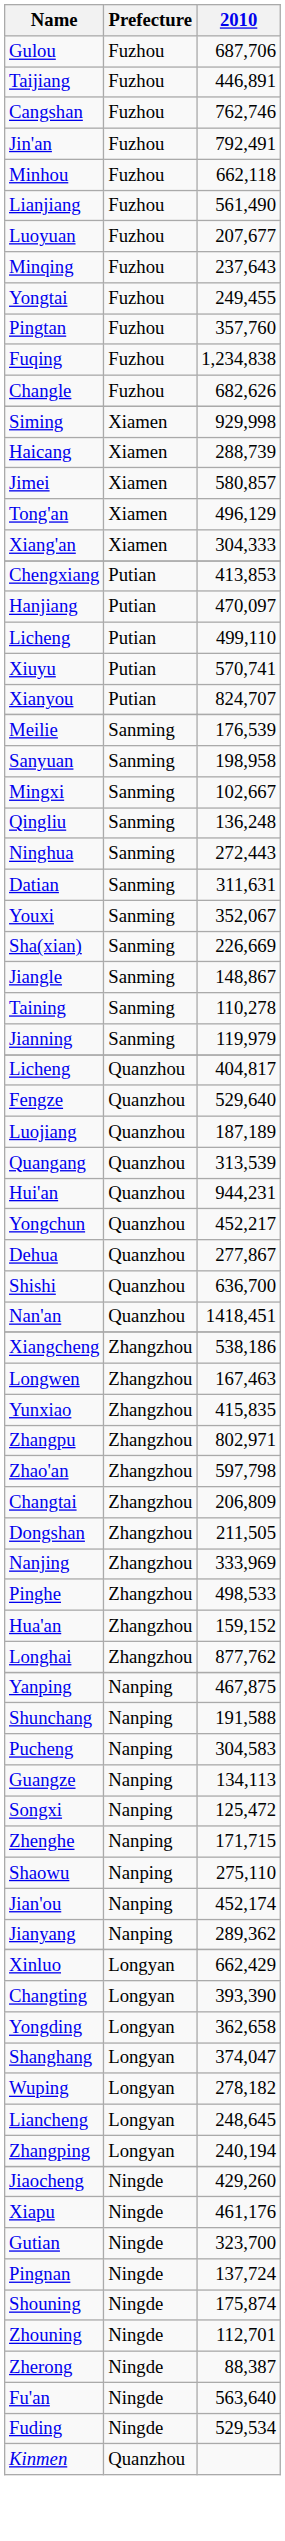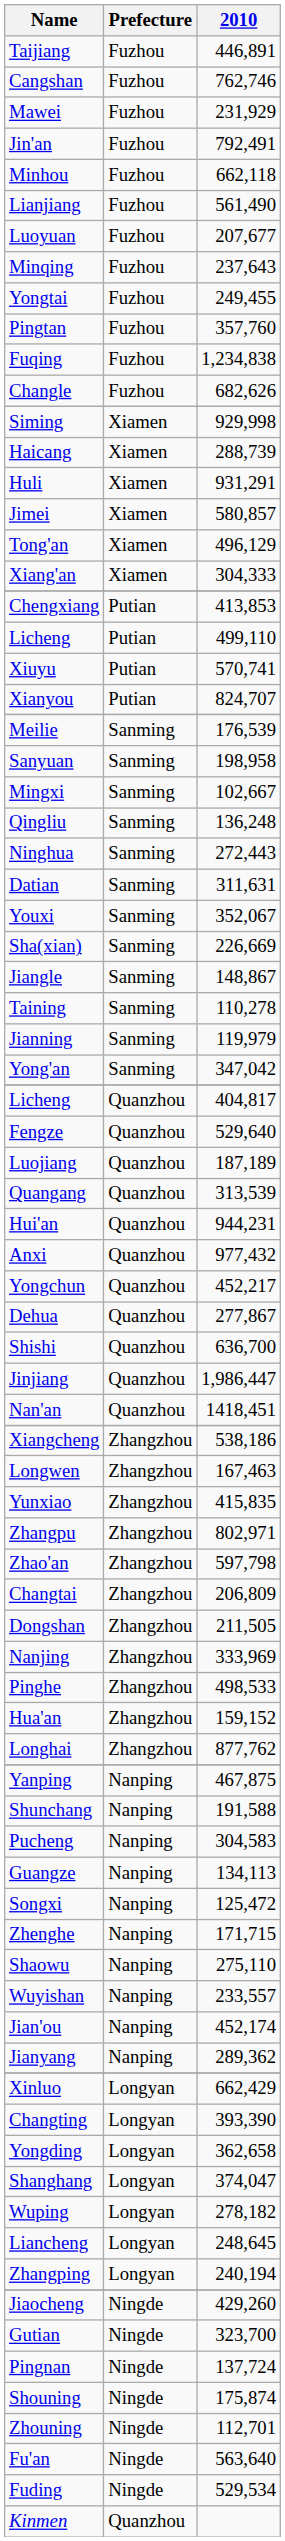- row: (32, 51)
+ row: (35, 112)
+ row: (26, 483)
- row: (43, 606)
+ row: (39, 1070)
+ row: (28, 1255)
+ row: (39, 1378)
+ row: (47, 1996)
- row: (32, 2212)
- row: (41, 2366)
